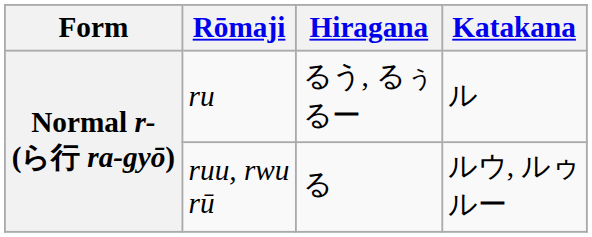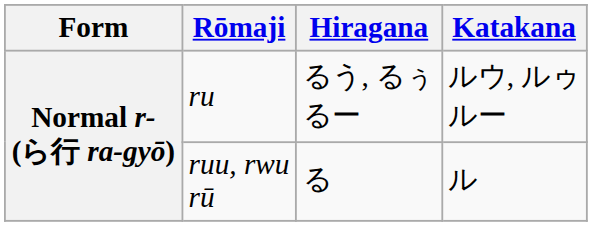(463, 95) ル -> (514, 95) ルウ, ルゥ ルー
(514, 185) ルウ, ルゥ ルー -> (463, 180) ル
